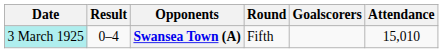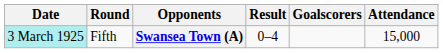columns swapped: (267, 15) <-> (109, 15)
(401, 36) 15,010 -> (401, 36) 15,000
